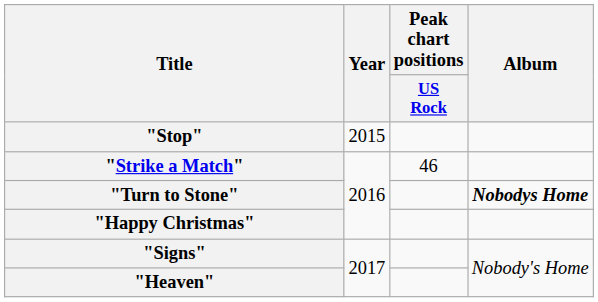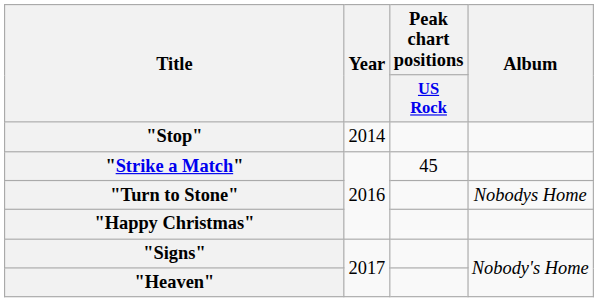(367, 136) 2015 -> (367, 136) 2014
(429, 165) 46 -> (429, 165) 45
(530, 194) bold -> (530, 194) normal
